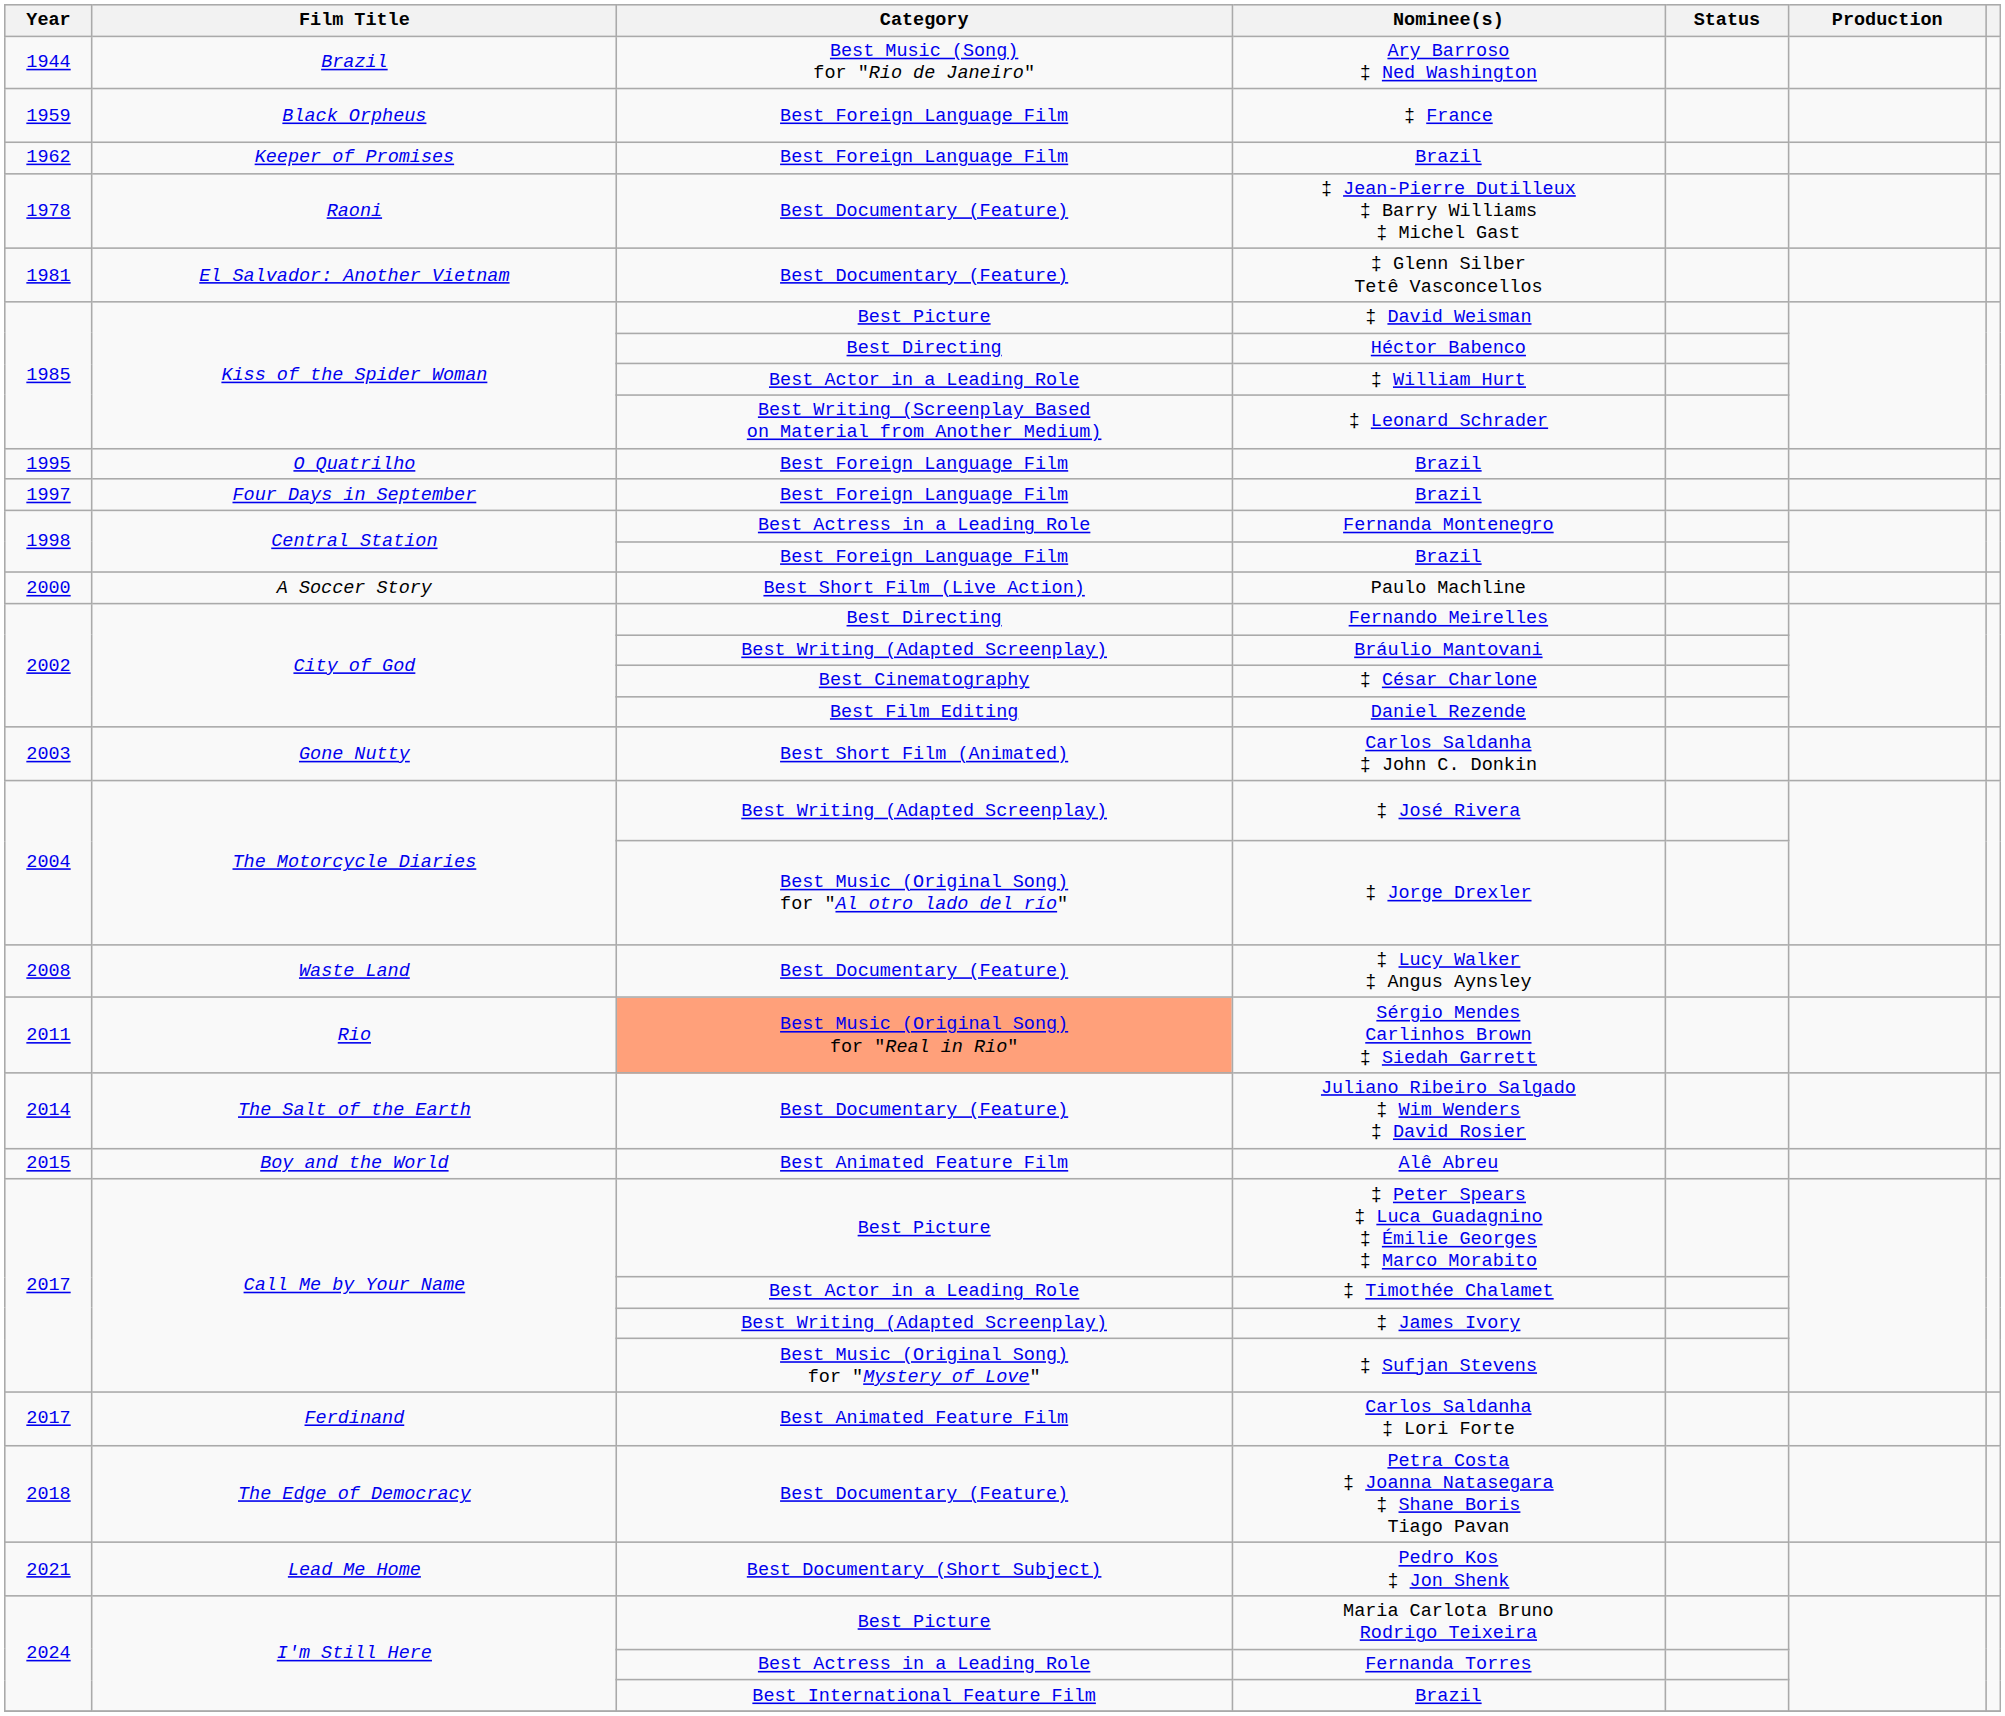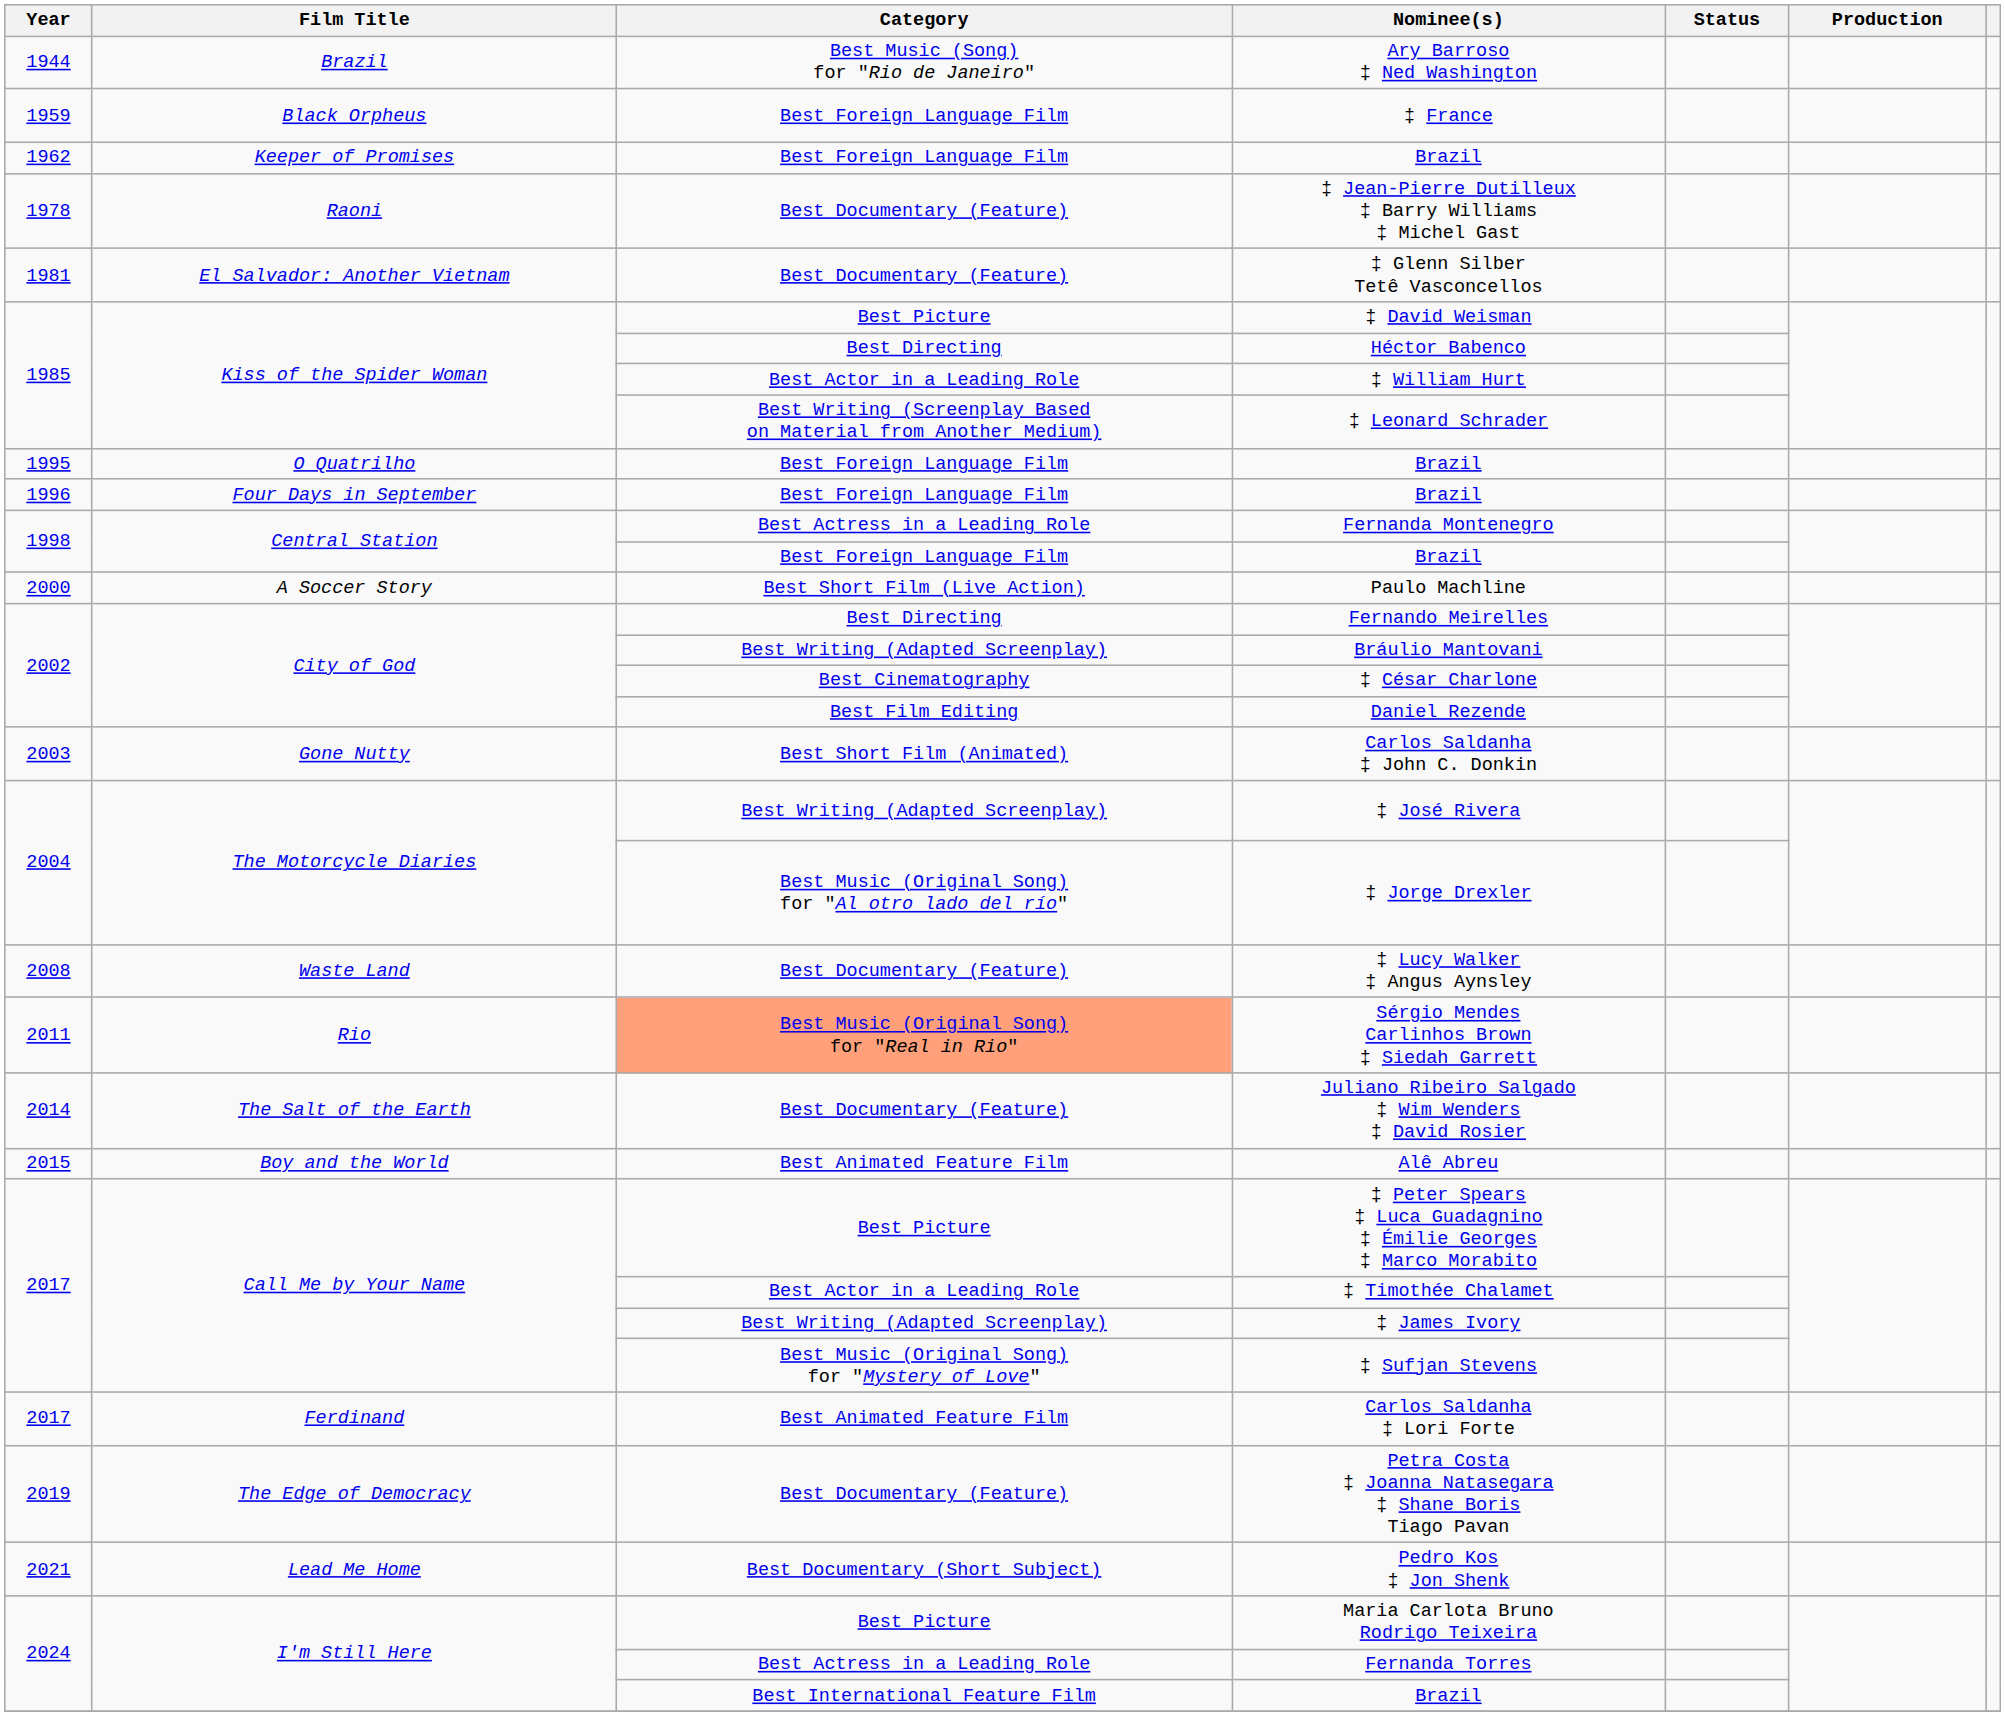(49, 495) 1997 -> (49, 495) 1996
(49, 1494) 2018 -> (49, 1494) 2019
